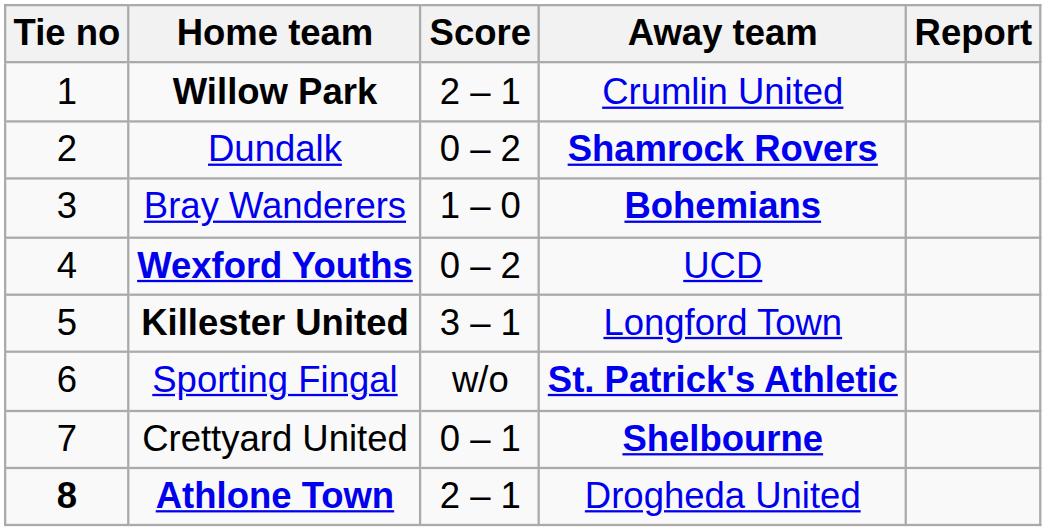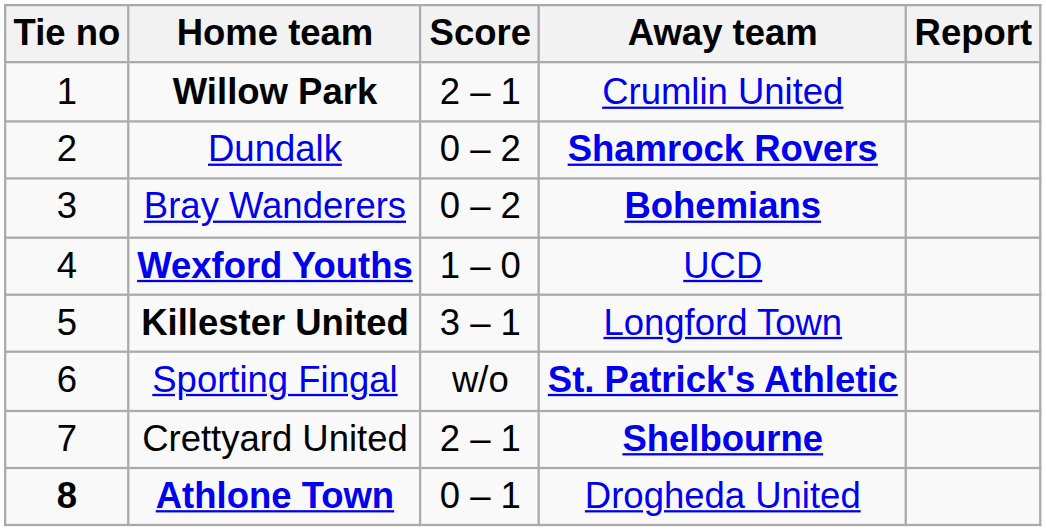(480, 206) 1 – 0 -> (480, 206) 0 – 2
(480, 264) 0 – 2 -> (480, 264) 1 – 0
(480, 438) 0 – 1 -> (480, 438) 2 – 1
(480, 496) 2 – 1 -> (480, 496) 0 – 1
